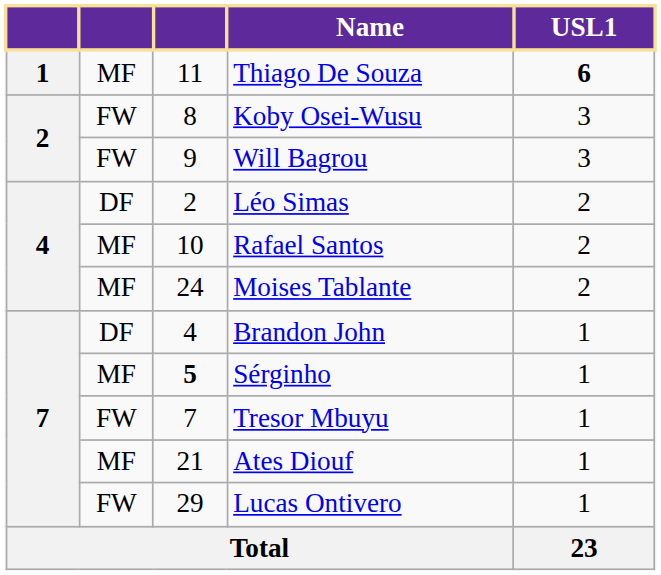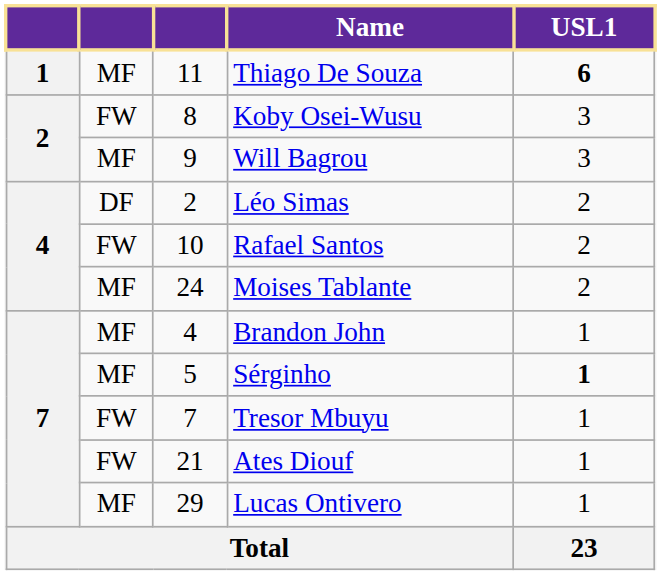(116, 158) FW -> (116, 158) MF
(116, 245) MF -> (116, 245) FW
(116, 331) DF -> (116, 331) MF
(190, 374) bold -> (190, 374) normal
(584, 374) normal -> (584, 374) bold
(116, 460) MF -> (116, 460) FW
(116, 503) FW -> (116, 503) MF
